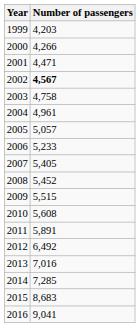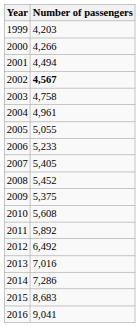(45, 63) 4,471 -> (45, 63) 4,494
(45, 130) 5,057 -> (45, 130) 5,055
(45, 197) 5,515 -> (45, 197) 5,375
(45, 230) 5,891 -> (45, 230) 5,892
(45, 280) 7,285 -> (45, 280) 7,286
